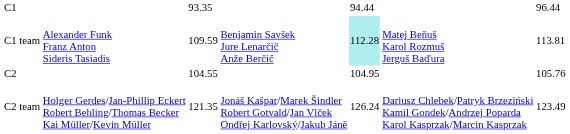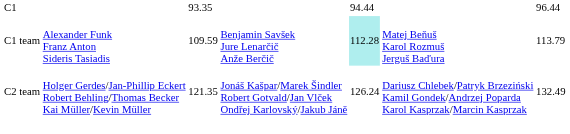(551, 41) 113.81 -> (551, 41) 113.79
- row: (10, 73)
(551, 106) 123.49 -> (551, 91) 132.49
